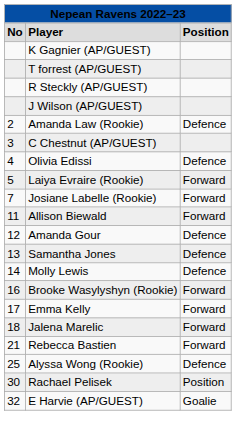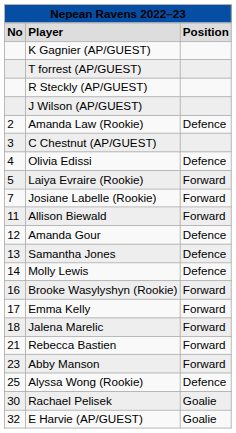+ row: (64, 364)
(204, 383) Position -> (200, 401) Goalie
